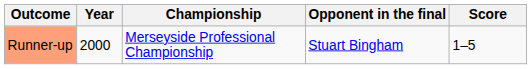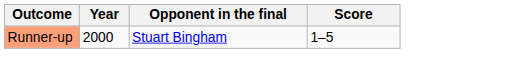- column: (214, 15)
